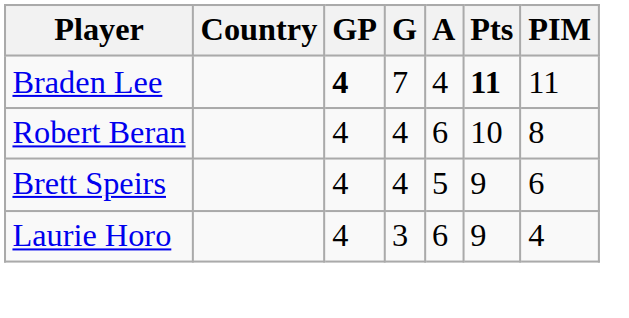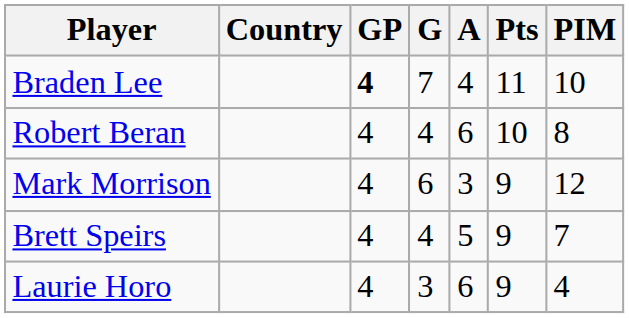(486, 81) bold -> (511, 81) normal
(544, 81) 11 -> (570, 81) 10
+ row: (112, 183)
(536, 183) 6 -> (562, 235) 7
